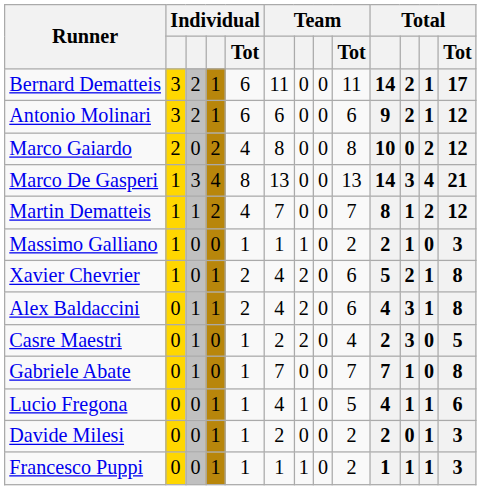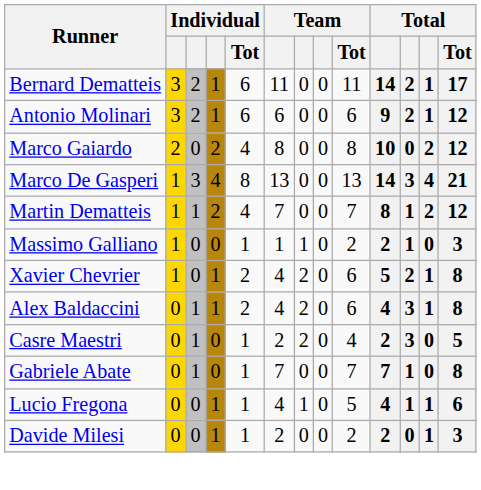- row: (76, 468)
